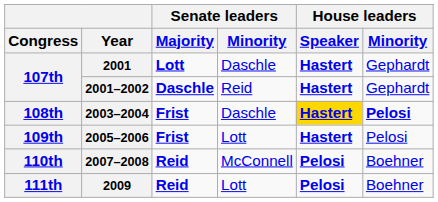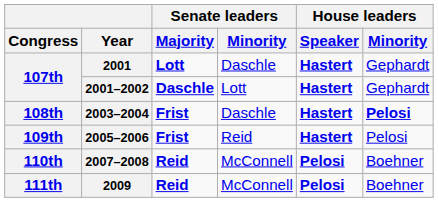(237, 88) Reid -> (234, 88) Lott
(326, 112) gold background -> (326, 112) no background
(234, 137) Lott -> (237, 137) Reid
(234, 185) Lott -> (257, 185) McConnell
